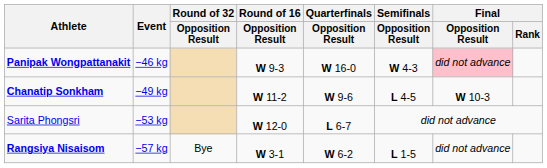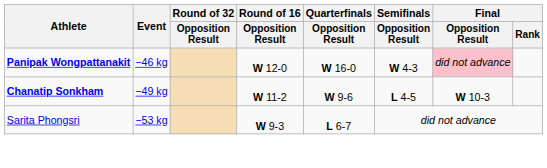(270, 69) W 9-3 -> (270, 69) W 12-0
(270, 126) W 12-0 -> (270, 126) W 9-3
- row: (56, 149)
